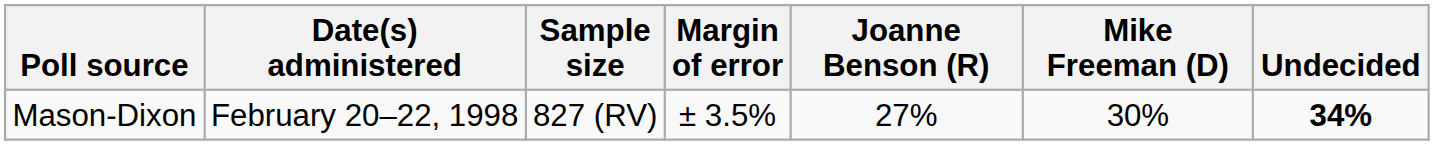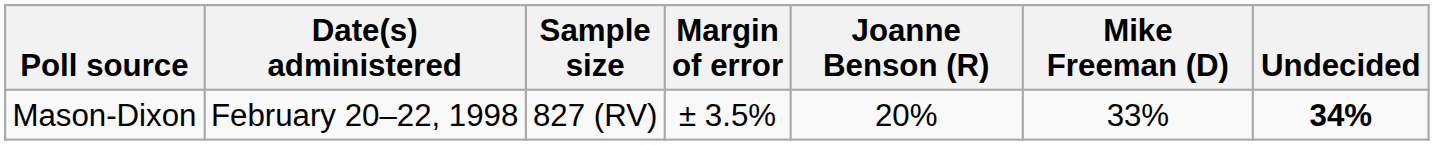(906, 114) 27% -> (906, 114) 20%
(1138, 114) 30% -> (1138, 114) 33%
